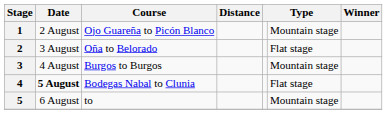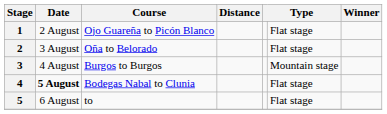(304, 30) Mountain stage -> (291, 30) Flat stage
(304, 100) Mountain stage -> (291, 100) Flat stage
